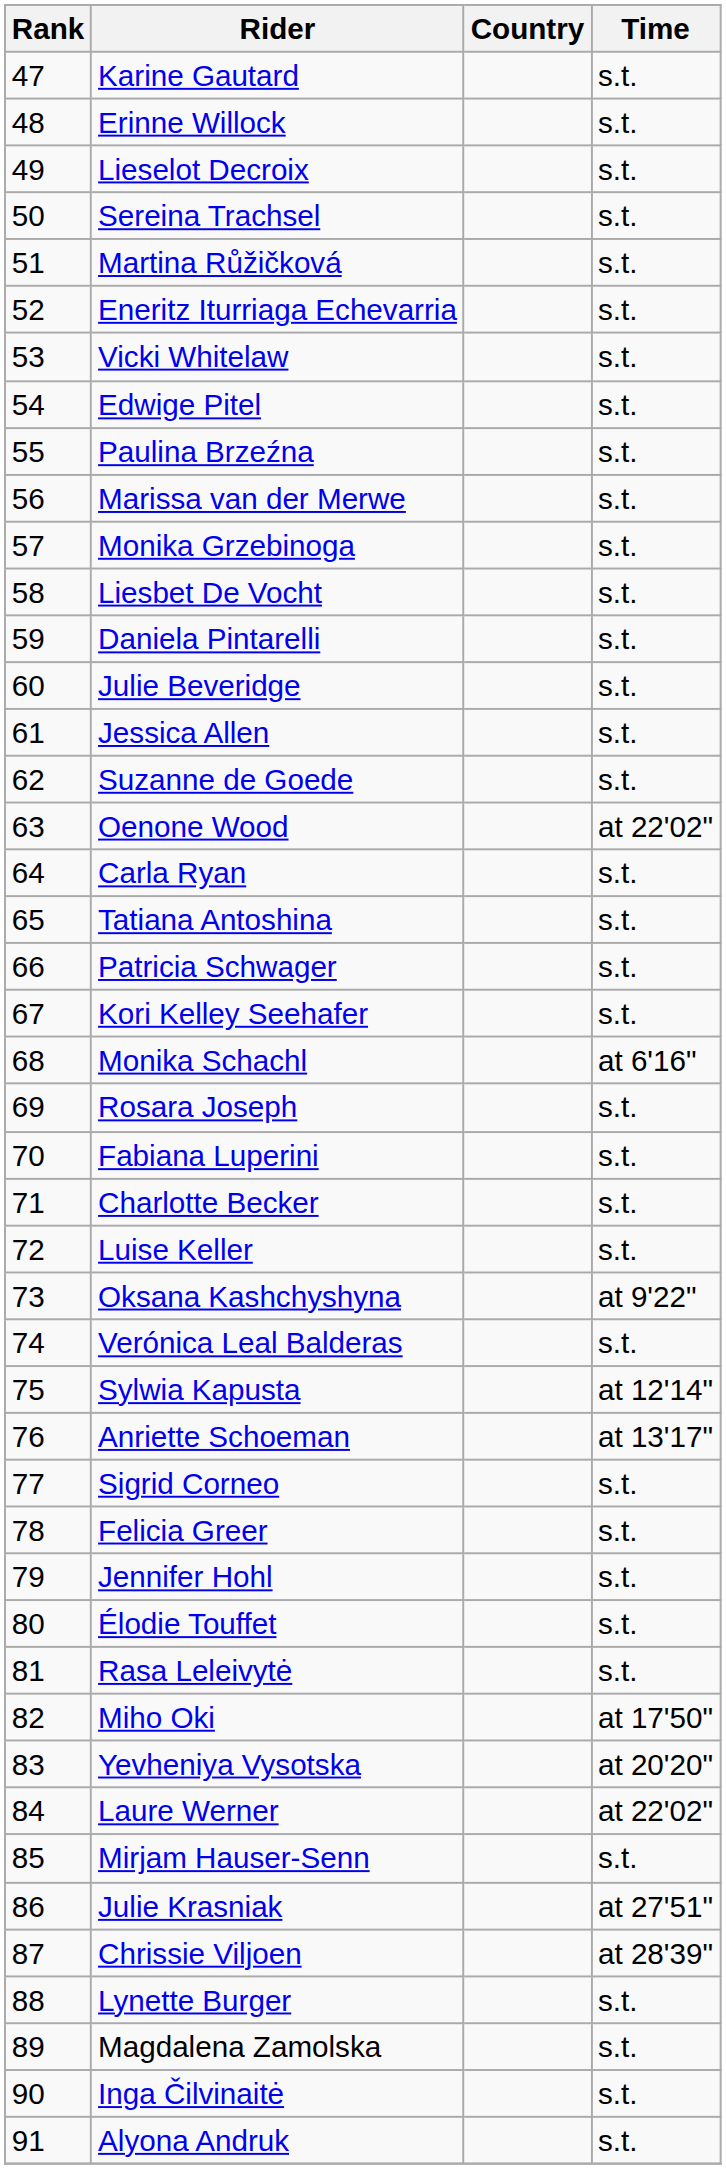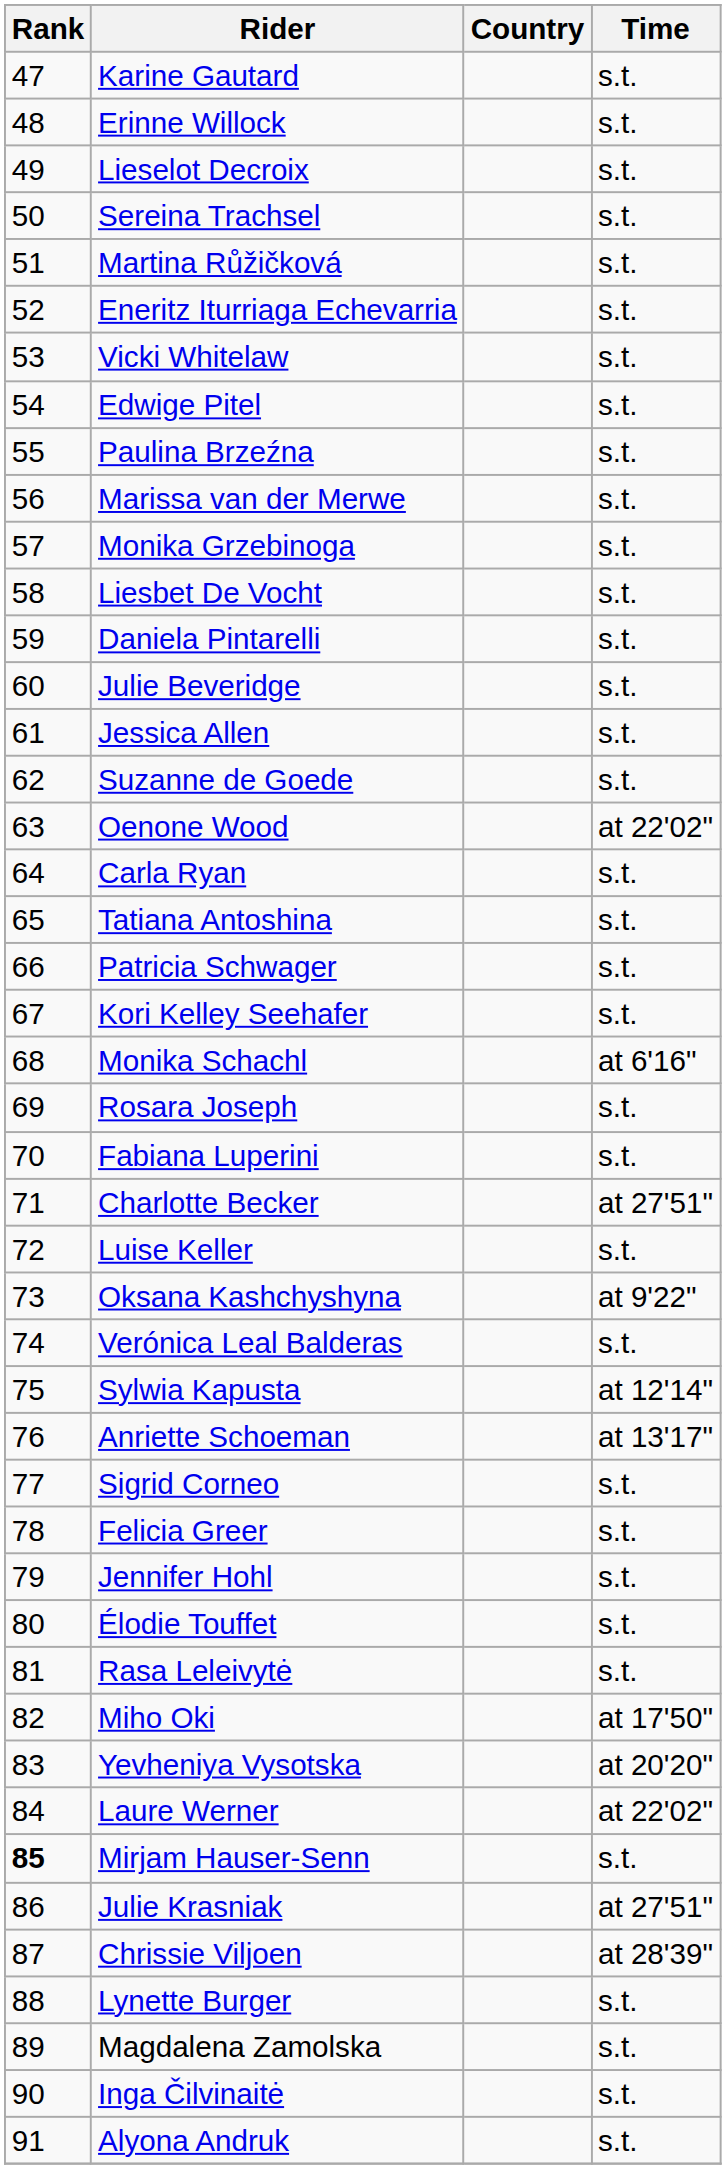(618, 1202) s.t. -> (655, 1202) at 27'51"
(28, 1859) normal -> (28, 1859) bold
